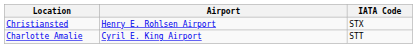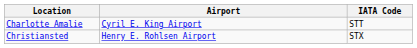rows swapped: (44, 37) <-> (37, 24)
